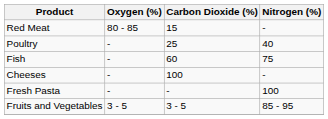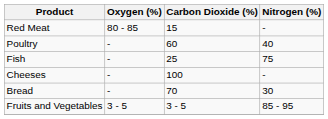(172, 43) 25 -> (172, 43) 60
(172, 59) 60 -> (172, 59) 25
+ row: (20, 91)
- row: (33, 91)
